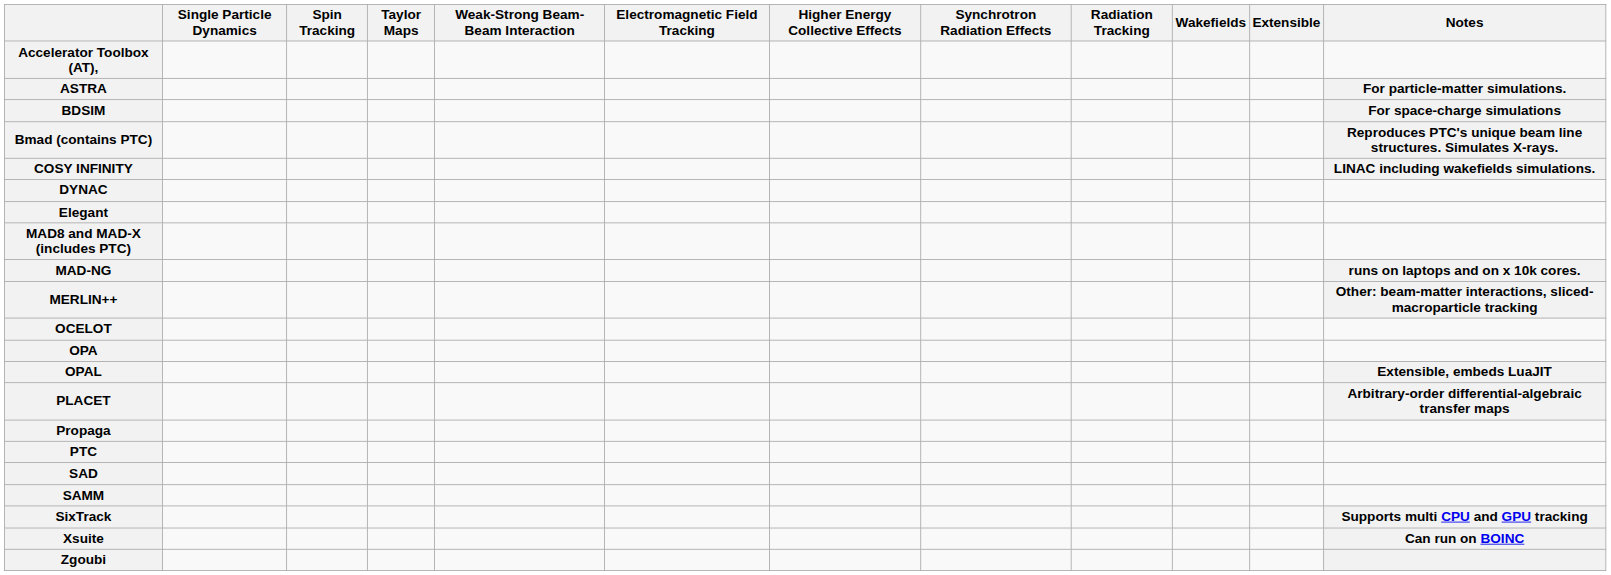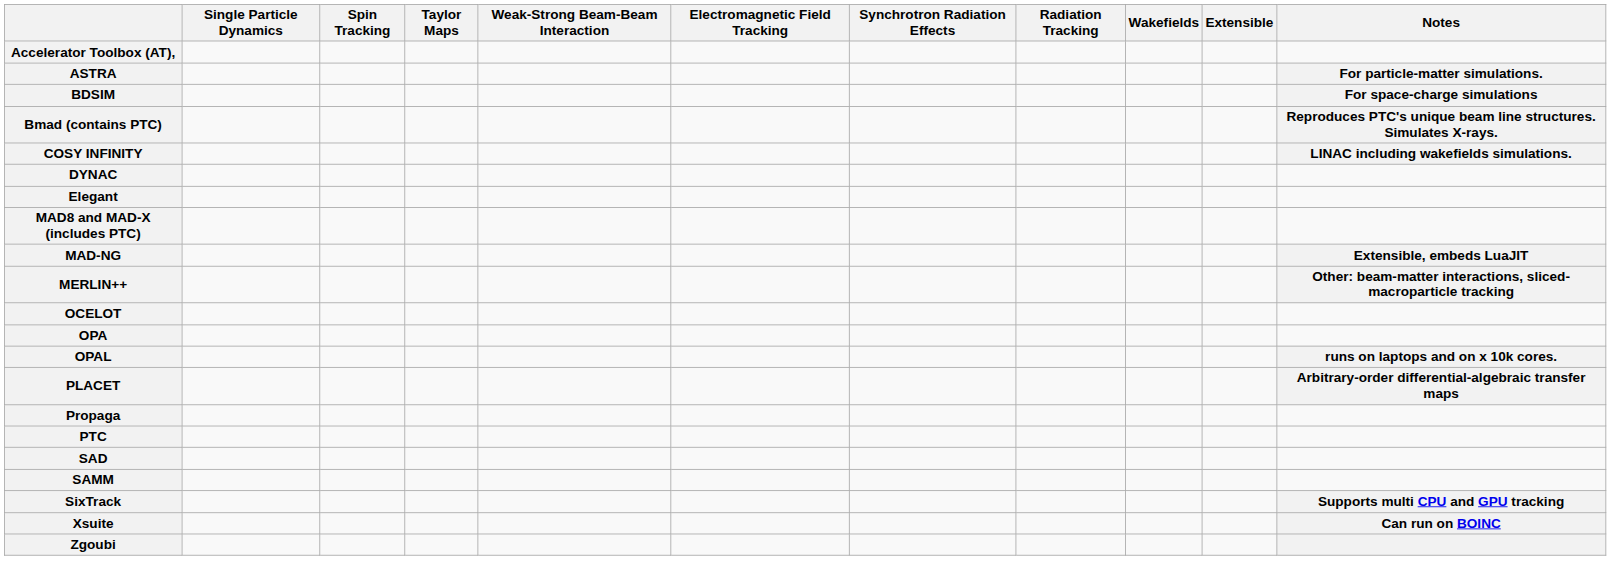- column: (845, 22)
(1465, 270) runs on laptops and on x 10k cores. -> (1441, 255) Extensible, embeds LuaJIT
(1465, 372) Extensible, embeds LuaJIT -> (1441, 356) runs on laptops and on x 10k cores.
